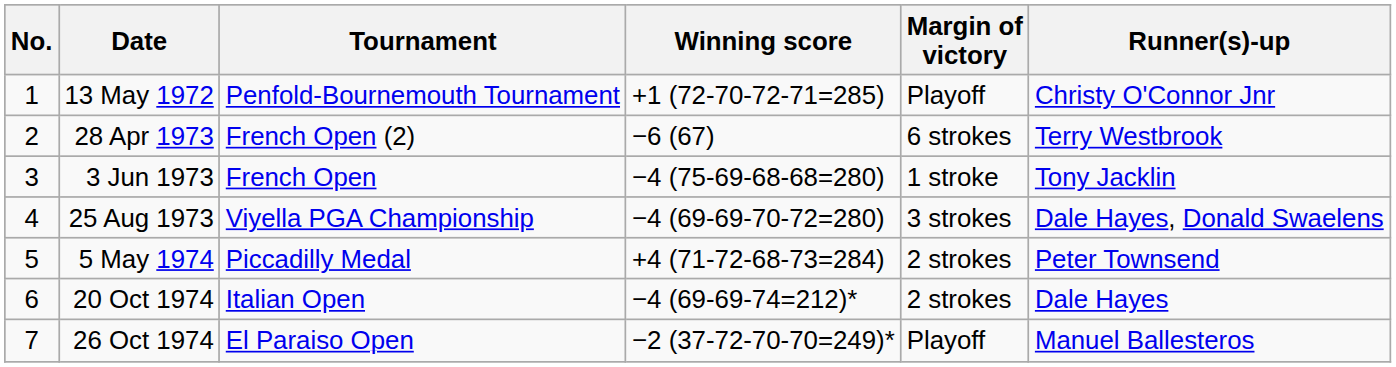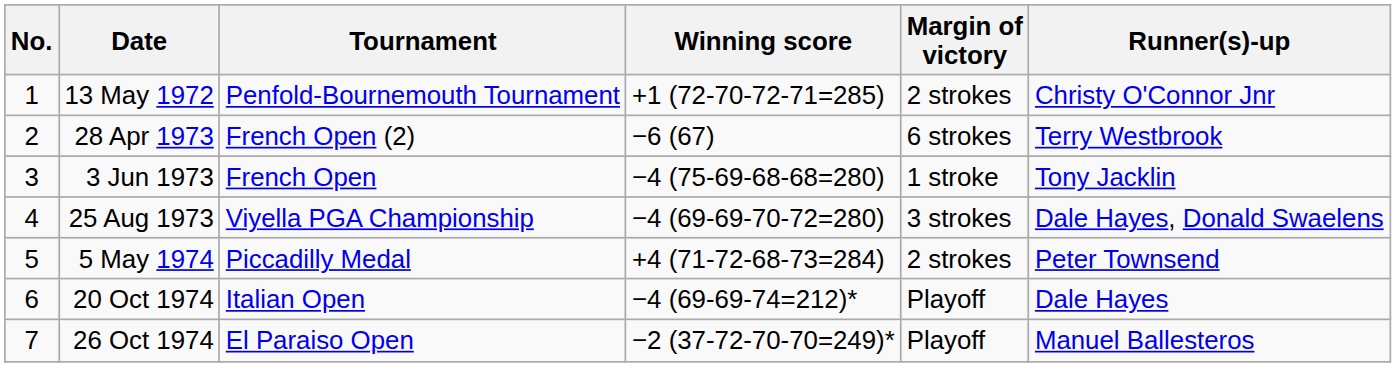(946, 95) Playoff -> (959, 95) 2 strokes
(959, 300) 2 strokes -> (946, 300) Playoff
